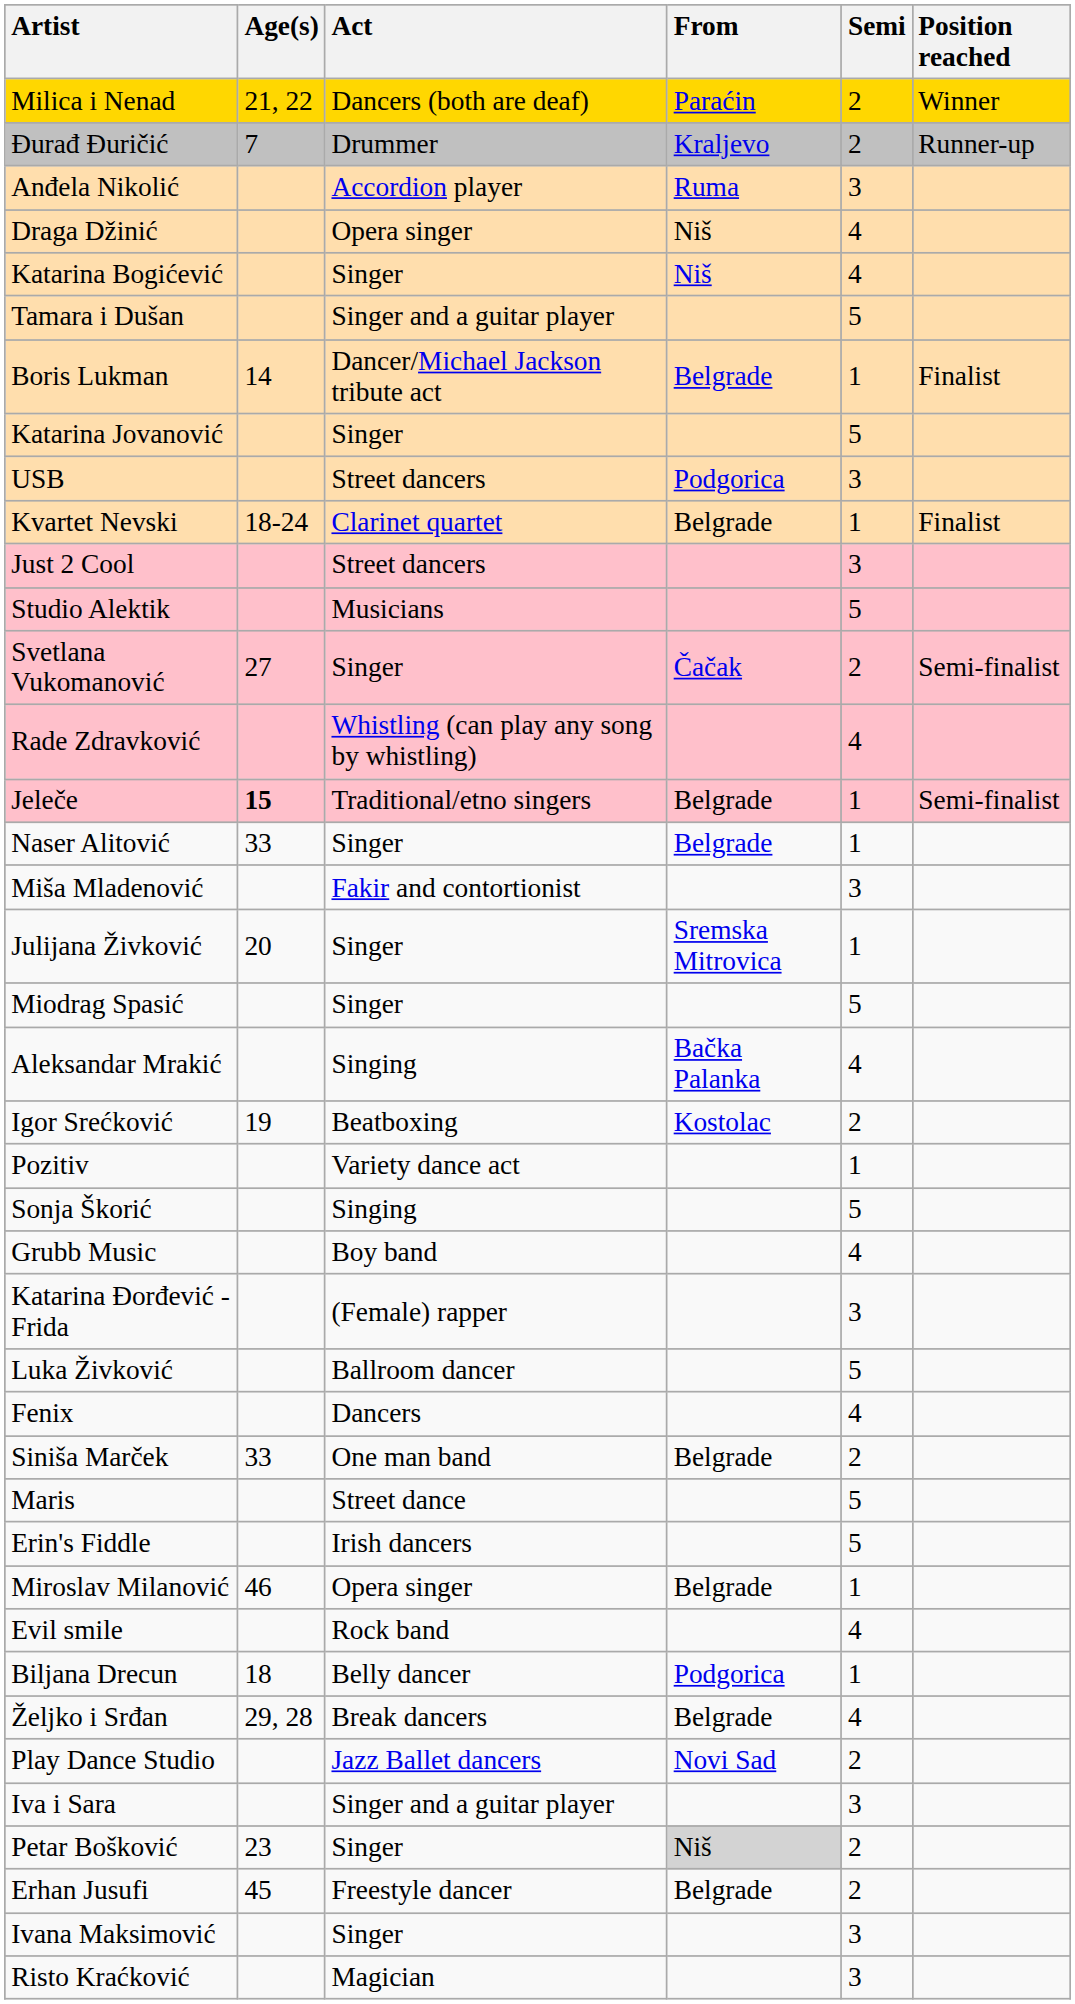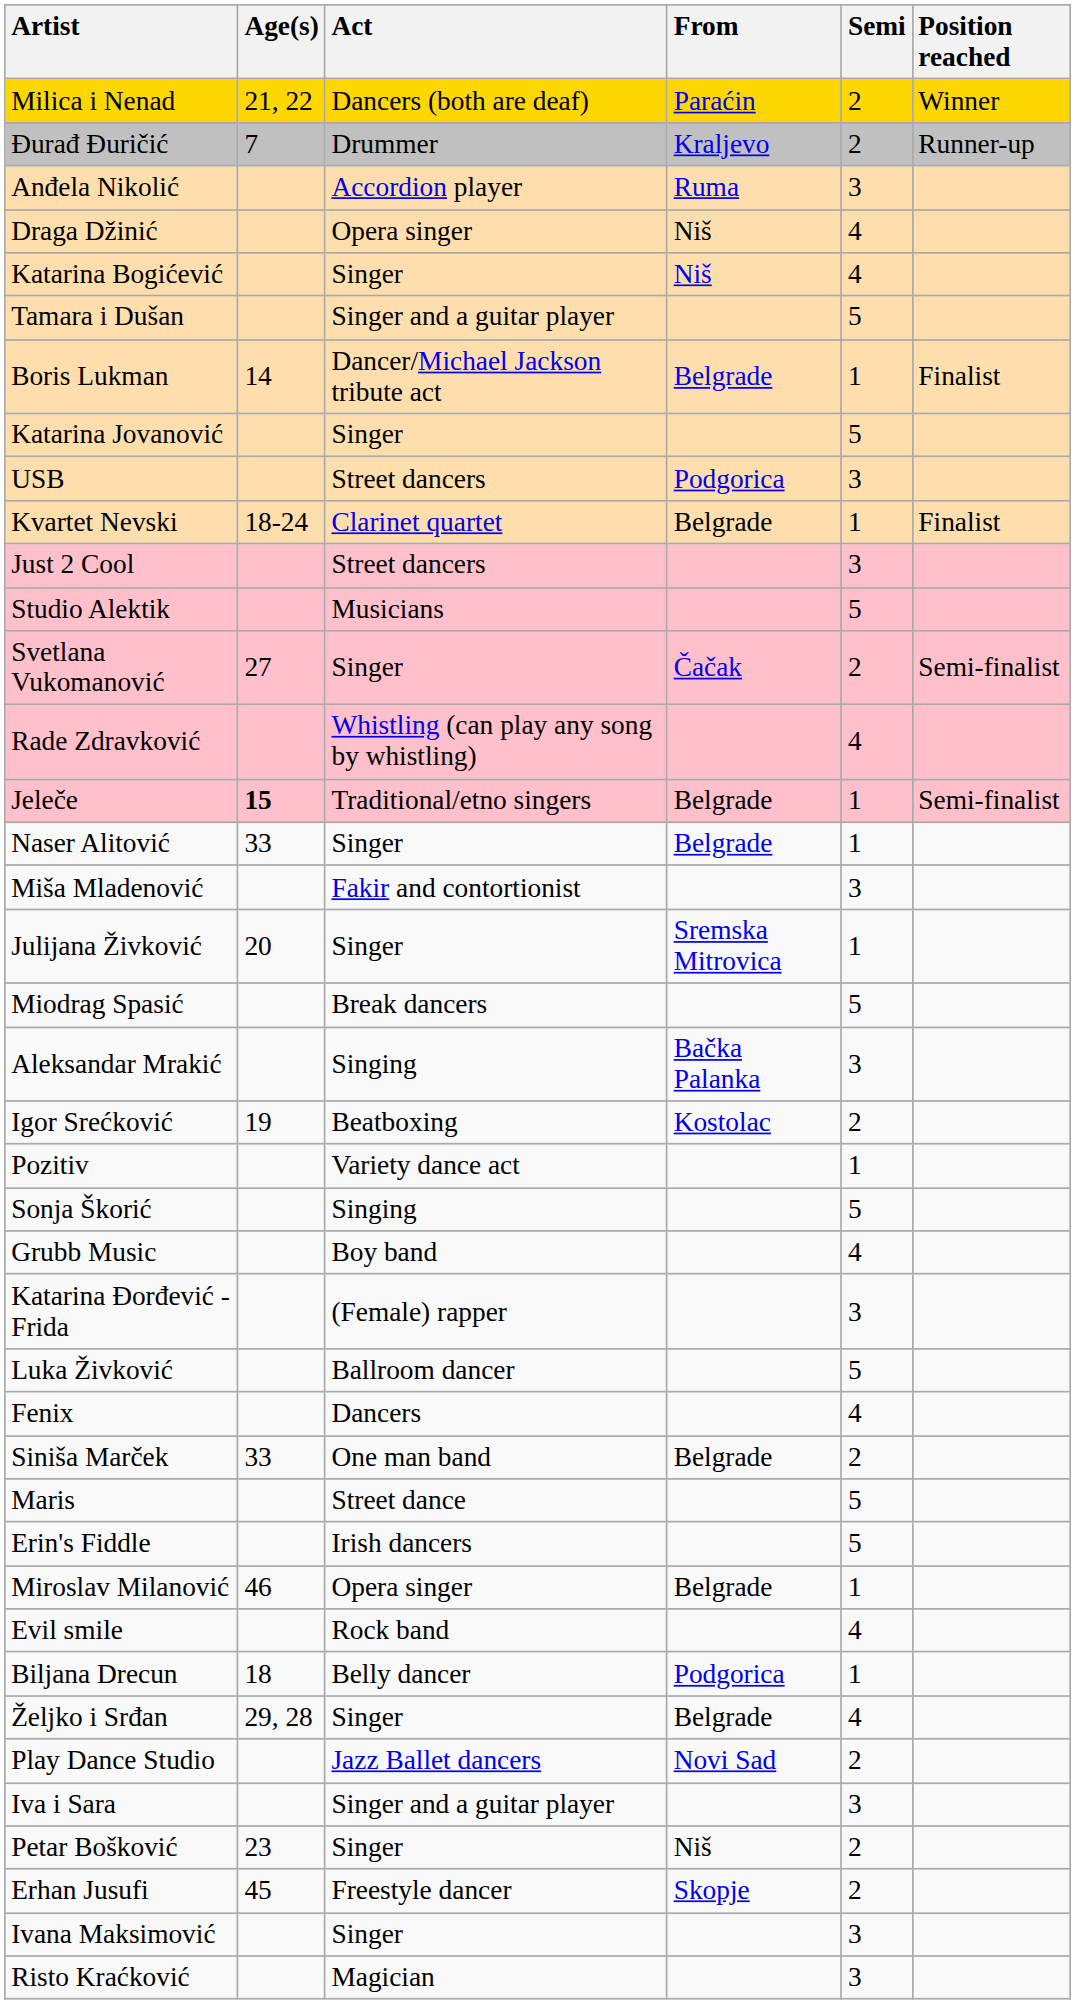(367, 1004) Singer -> (409, 1004) Break dancers
(855, 1063) 4 -> (855, 1063) 3
(409, 1716) Break dancers -> (367, 1716) Singer
(693, 1847) lightgrey background -> (693, 1847) no background
(723, 1890) Belgrade -> (712, 1890) Skopje
